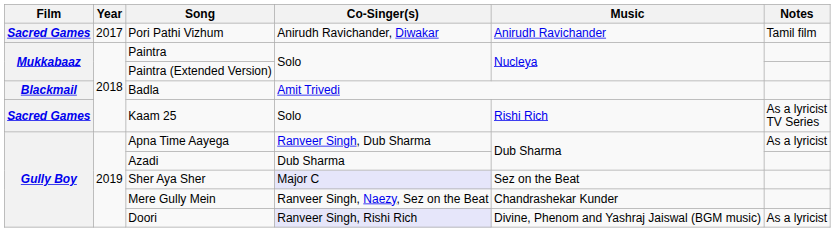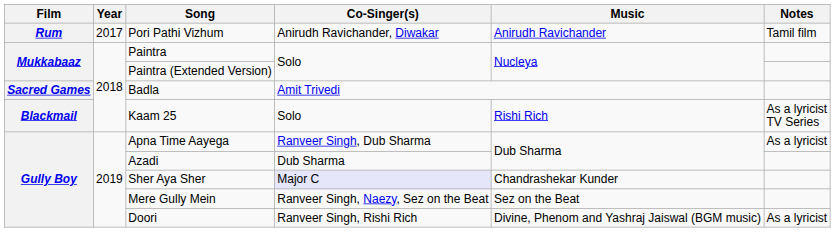(49, 33) Sacred Games -> (49, 33) Rum
(49, 90) Blackmail -> (49, 90) Sacred Games
(49, 115) Sacred Games -> (49, 115) Blackmail
(537, 179) Sez on the Beat -> (556, 179) Chandrashekar Kunder
(556, 198) Chandrashekar Kunder -> (537, 198) Sez on the Beat
(347, 217) lavender background -> (347, 217) no background
